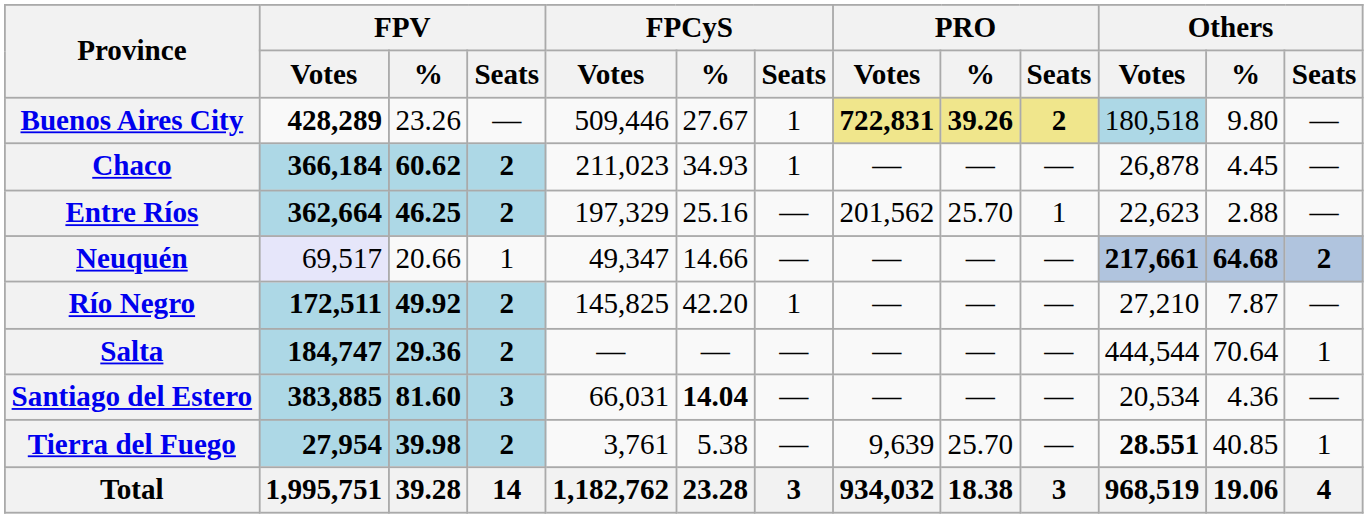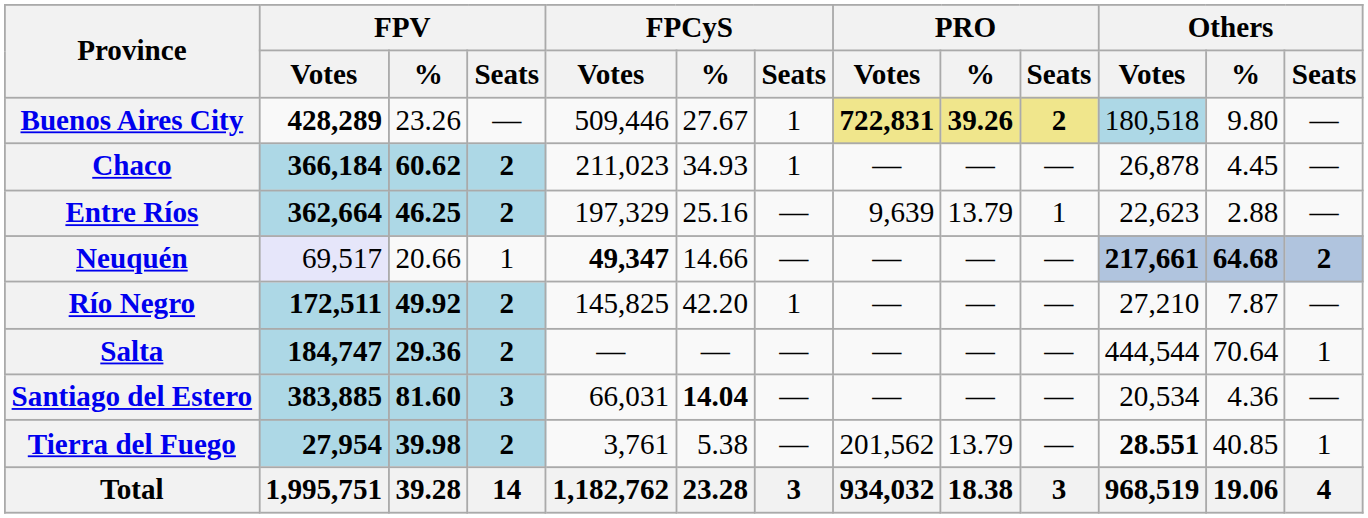(887, 212) 201,562 -> (901, 212) 9,639
(980, 212) 25.70 -> (980, 212) 13.79
(629, 258) normal -> (629, 258) bold
(901, 443) 9,639 -> (887, 443) 201,562
(980, 443) 25.70 -> (980, 443) 13.79
